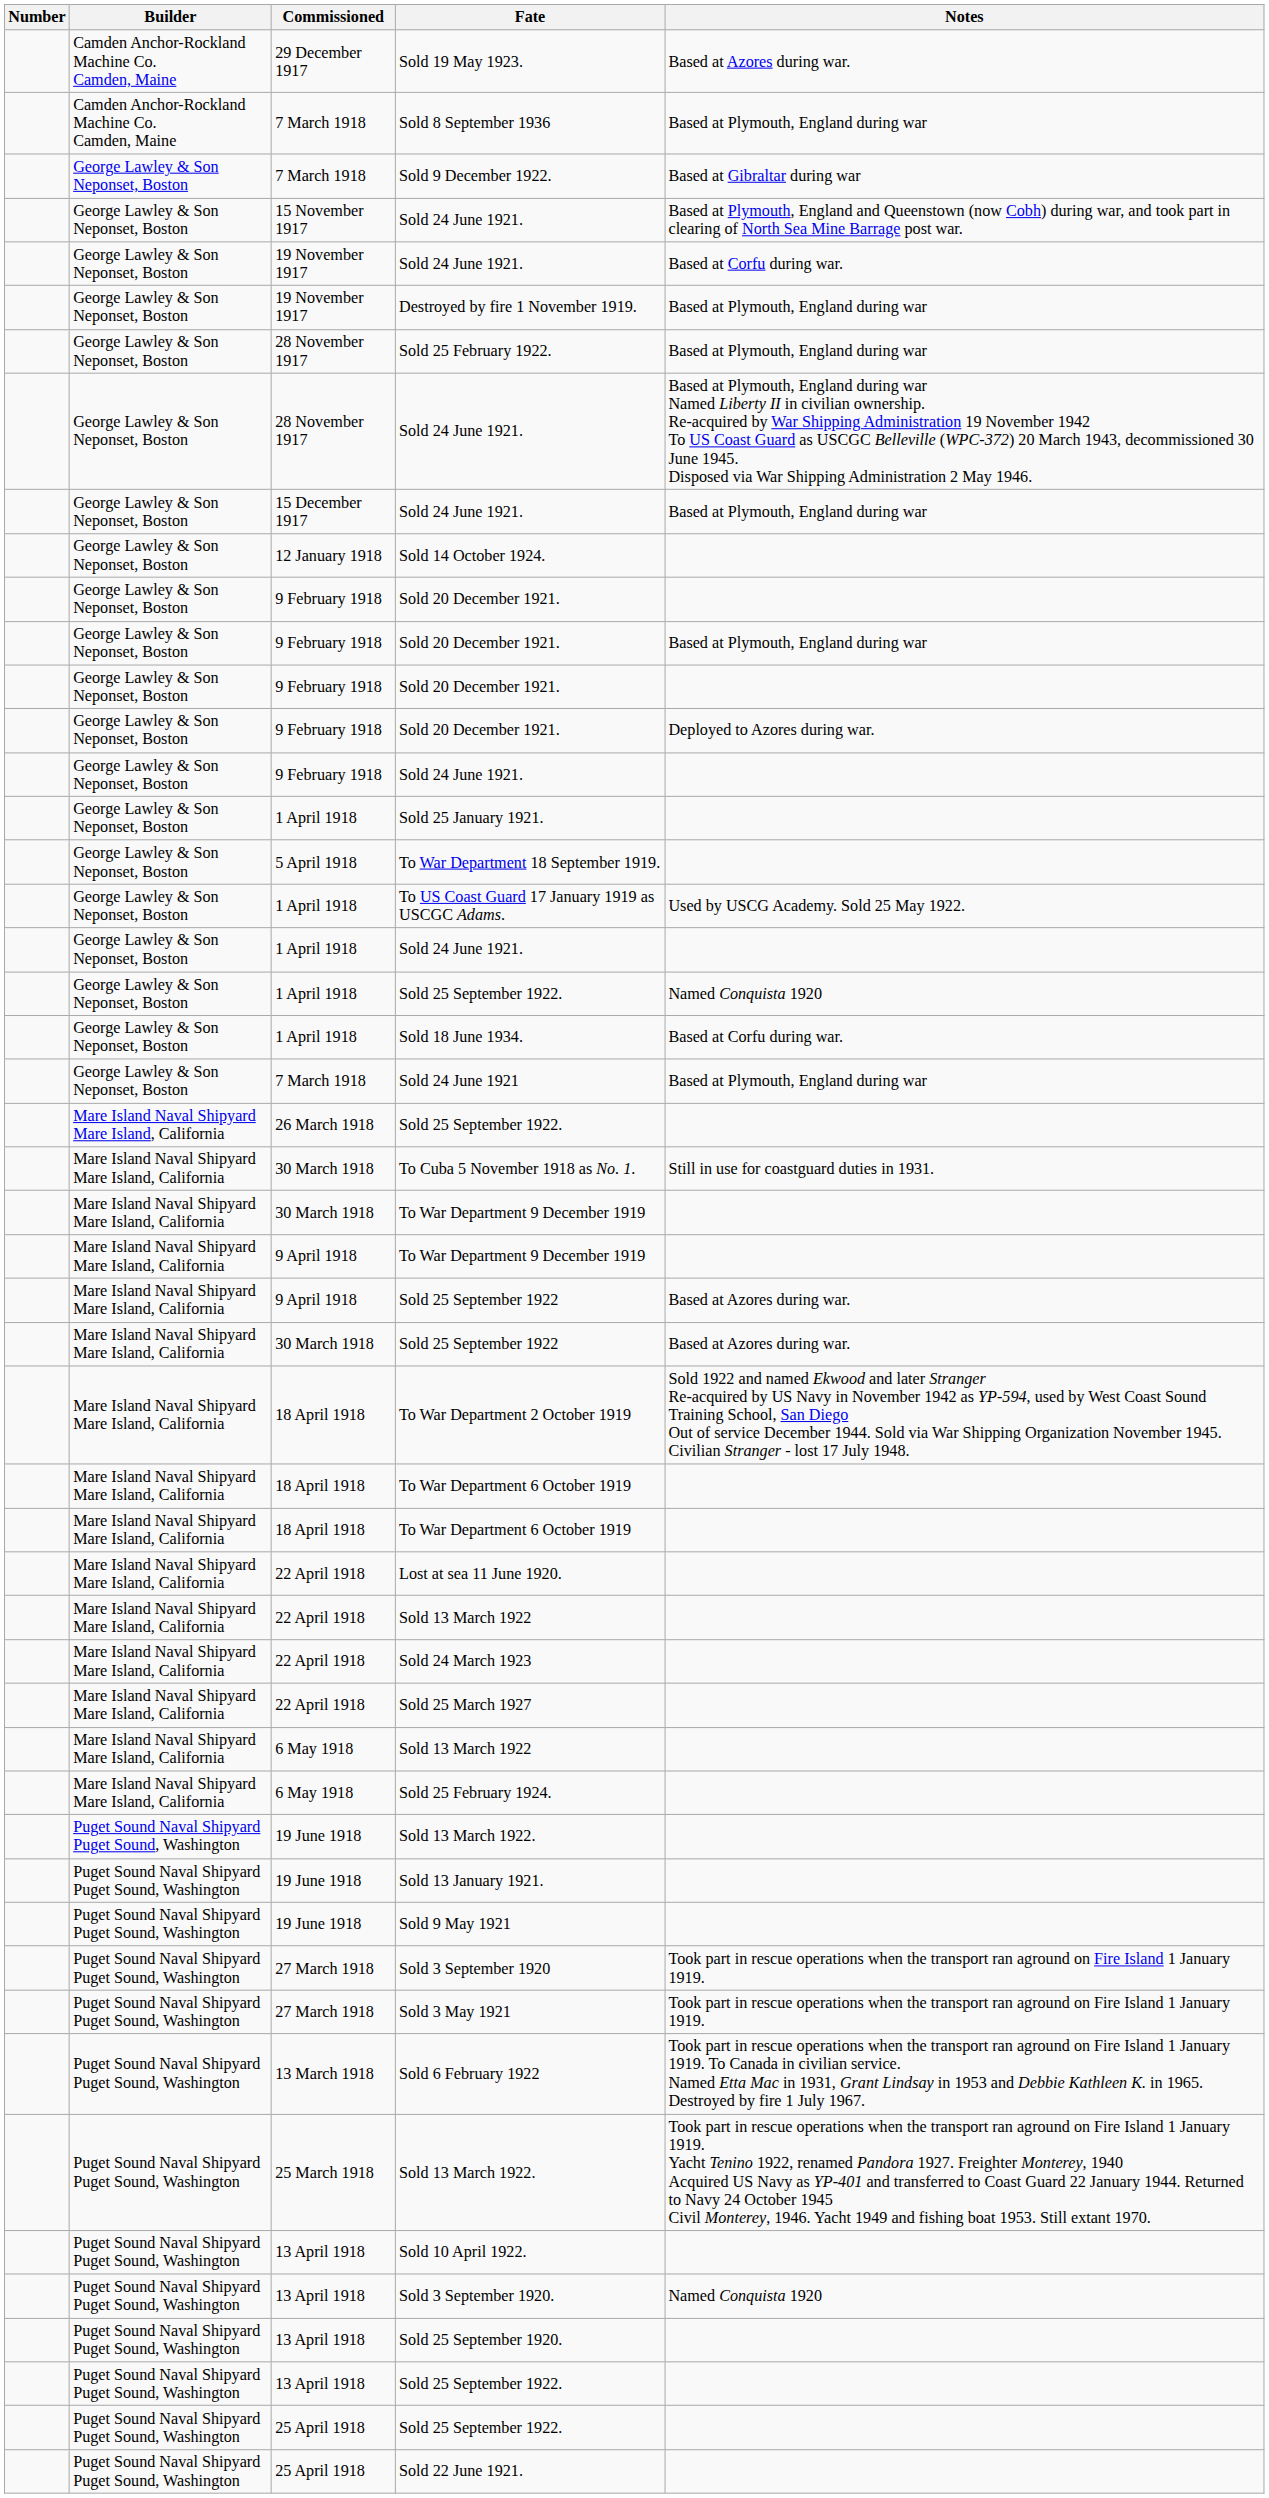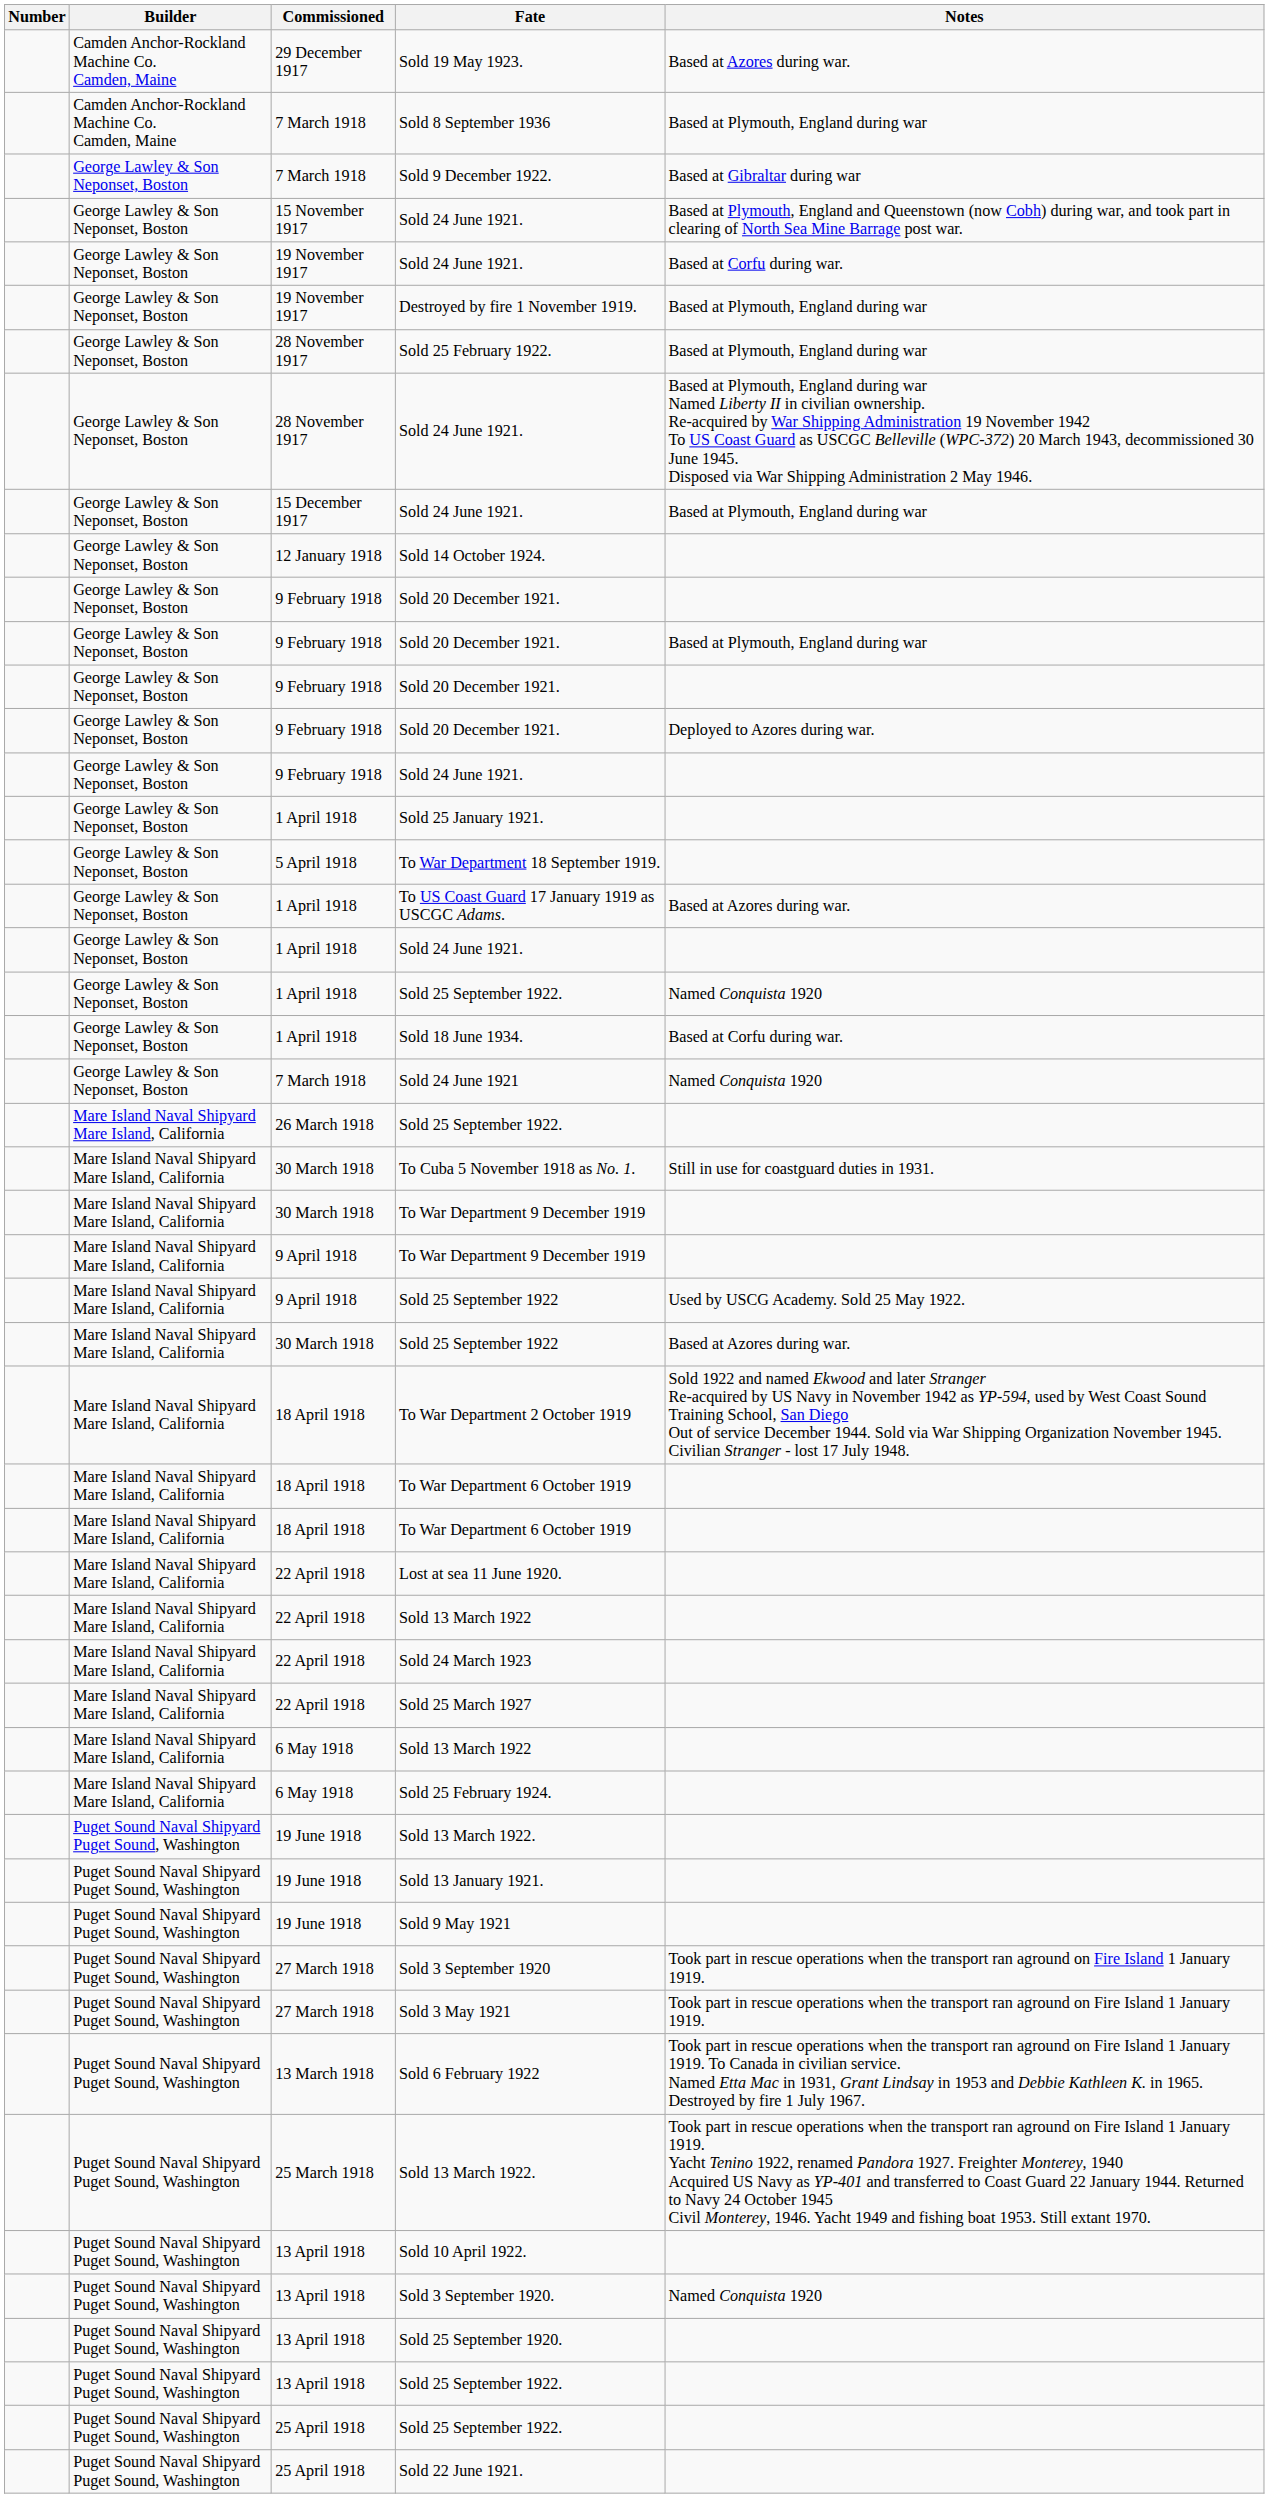(817, 905) Used by USCG Academy. Sold 25 May 1922. -> (759, 905) Based at Azores during war.
(798, 1081) Based at Plymouth, England during war -> (745, 1081) Named Conquista 1920
(759, 1300) Based at Azores during war. -> (817, 1300) Used by USCG Academy. Sold 25 May 1922.
